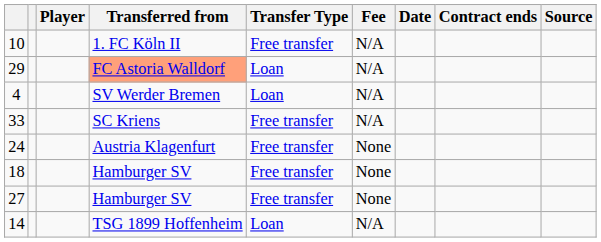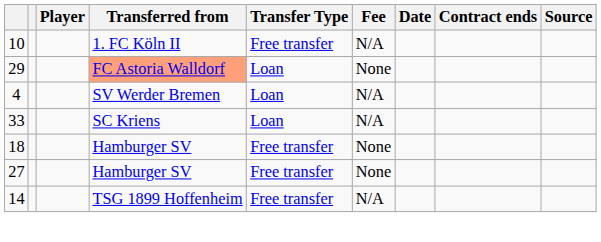(370, 69) N/A -> (373, 69) None
(292, 120) Free transfer -> (267, 120) Loan
- row: (16, 146)
(267, 224) Loan -> (292, 198) Free transfer
